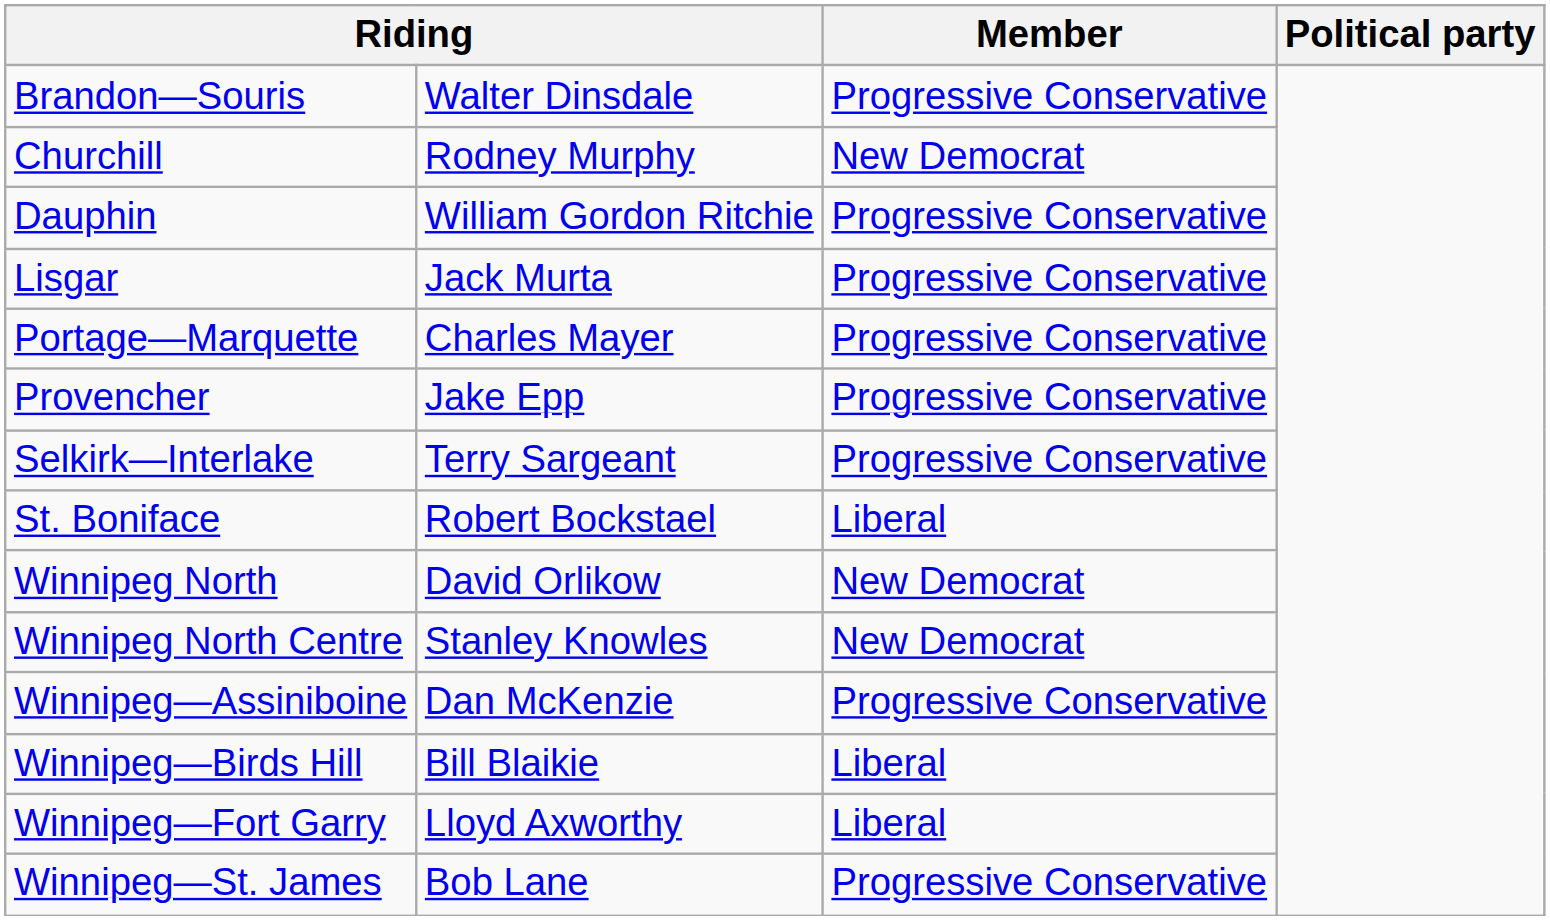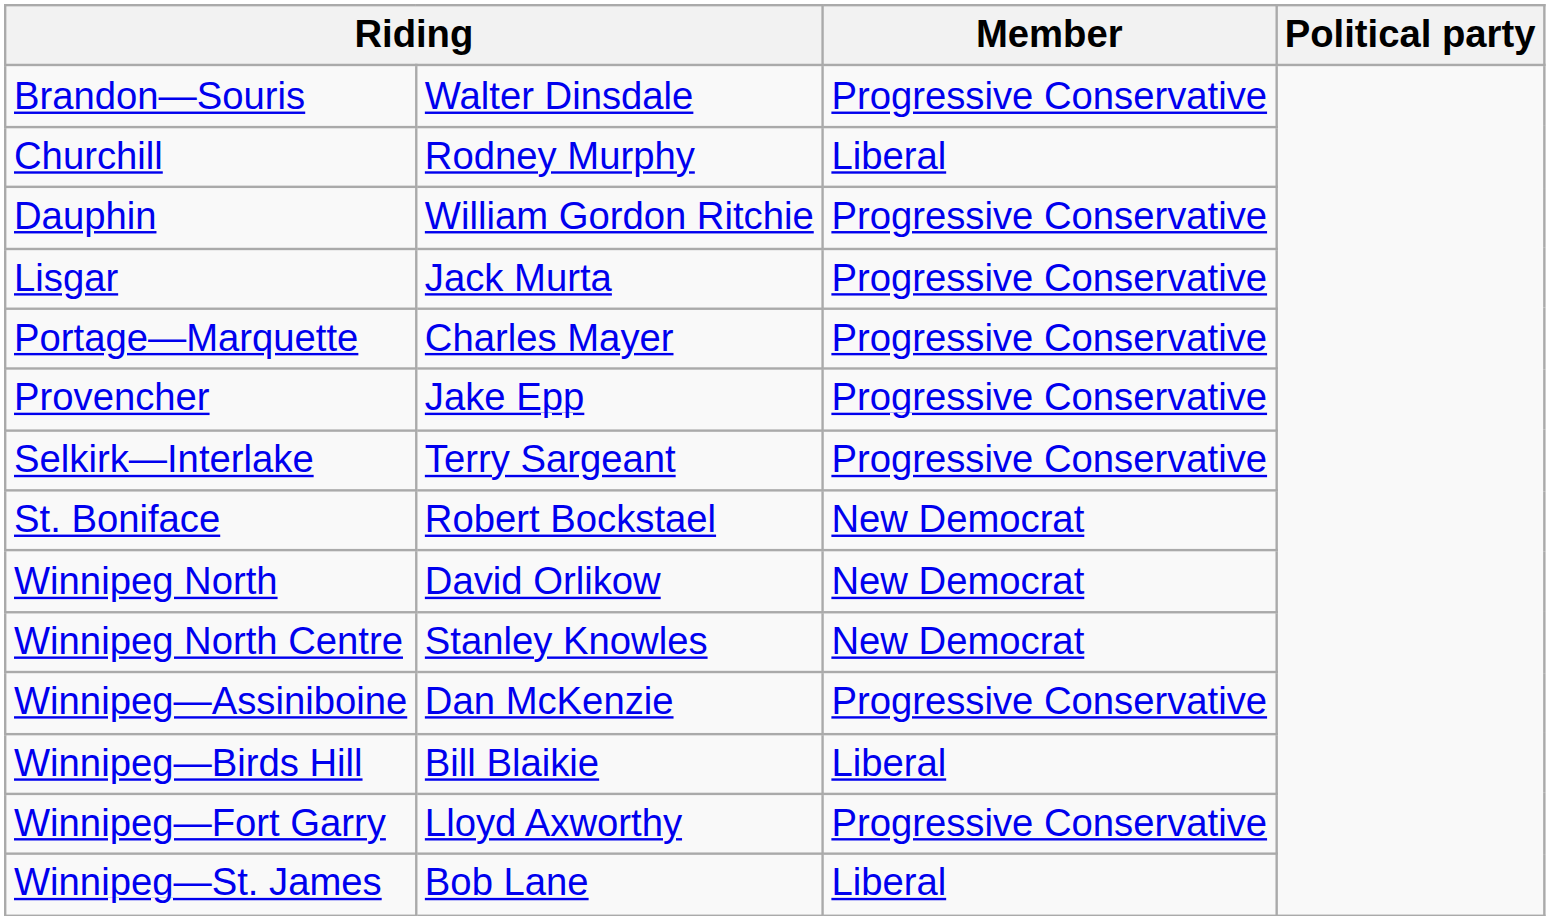(958, 156) New Democrat -> (889, 156) Liberal
(889, 519) Liberal -> (958, 519) New Democrat
(889, 823) Liberal -> (1049, 823) Progressive Conservative
(1049, 883) Progressive Conservative -> (889, 883) Liberal
